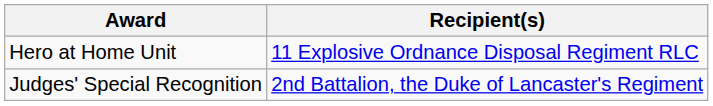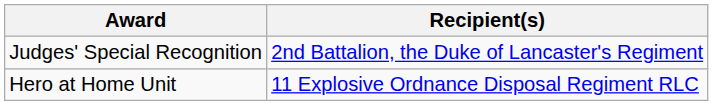rows swapped: (93, 52) <-> (136, 84)
